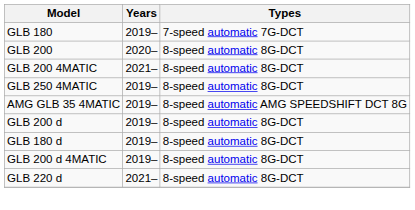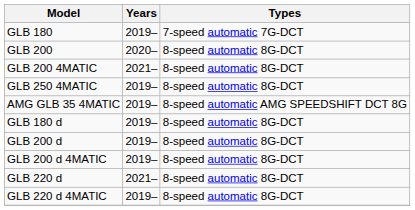rows swapped: (35, 141) <-> (35, 123)
+ row: (57, 196)
